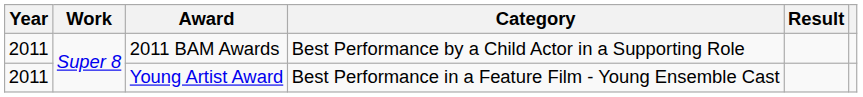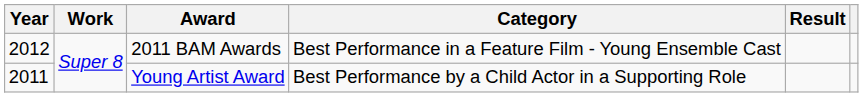(29, 48) 2011 -> (29, 48) 2012
(518, 48) Best Performance by a Child Actor in a Supporting Role -> (537, 48) Best Performance in a Feature Film - Young Ensemble Cast
(536, 77) Best Performance in a Feature Film - Young Ensemble Cast -> (520, 77) Best Performance by a Child Actor in a Supporting Role
